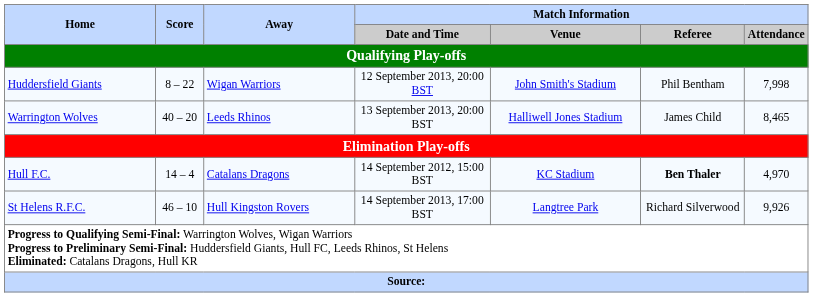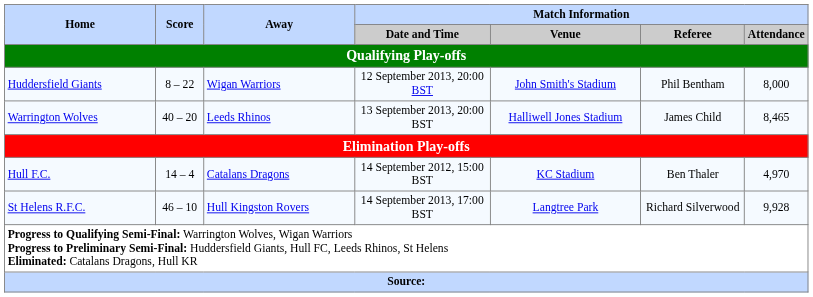(776, 84) 7,998 -> (776, 84) 8,000
(693, 174) bold -> (693, 174) normal
(776, 207) 9,926 -> (776, 207) 9,928
